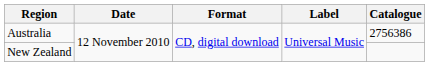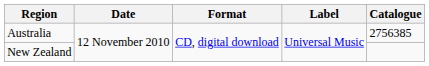(391, 33) 2756386 -> (391, 33) 2756385
